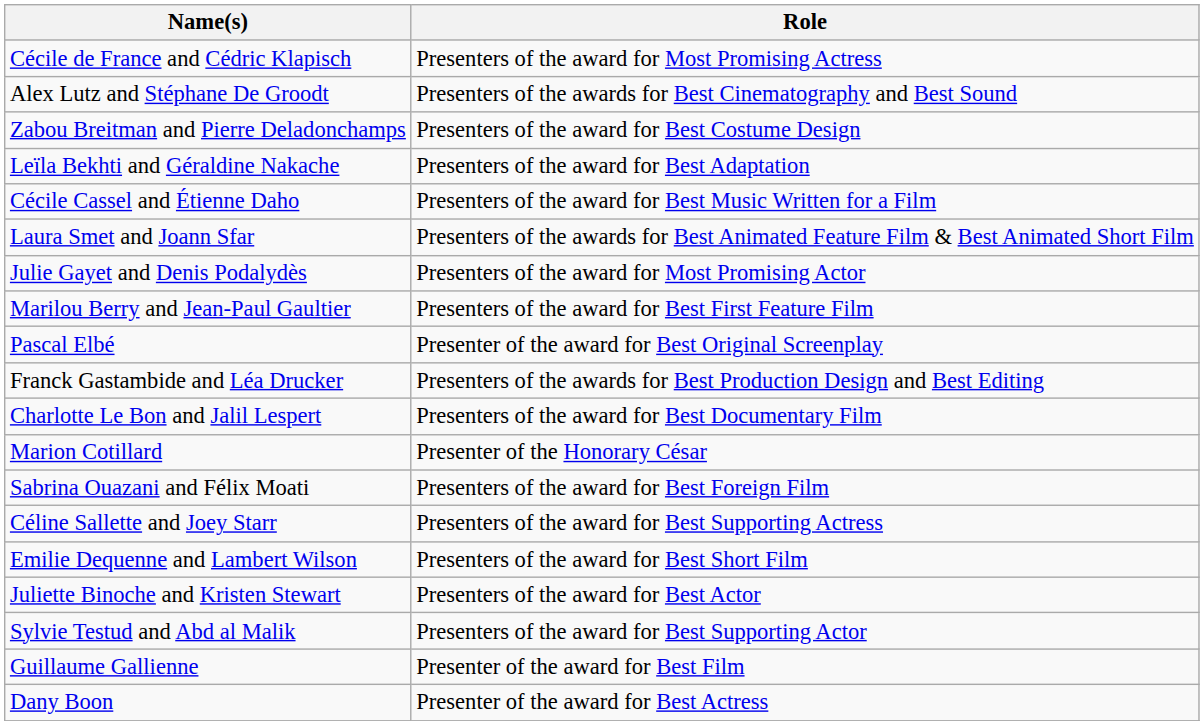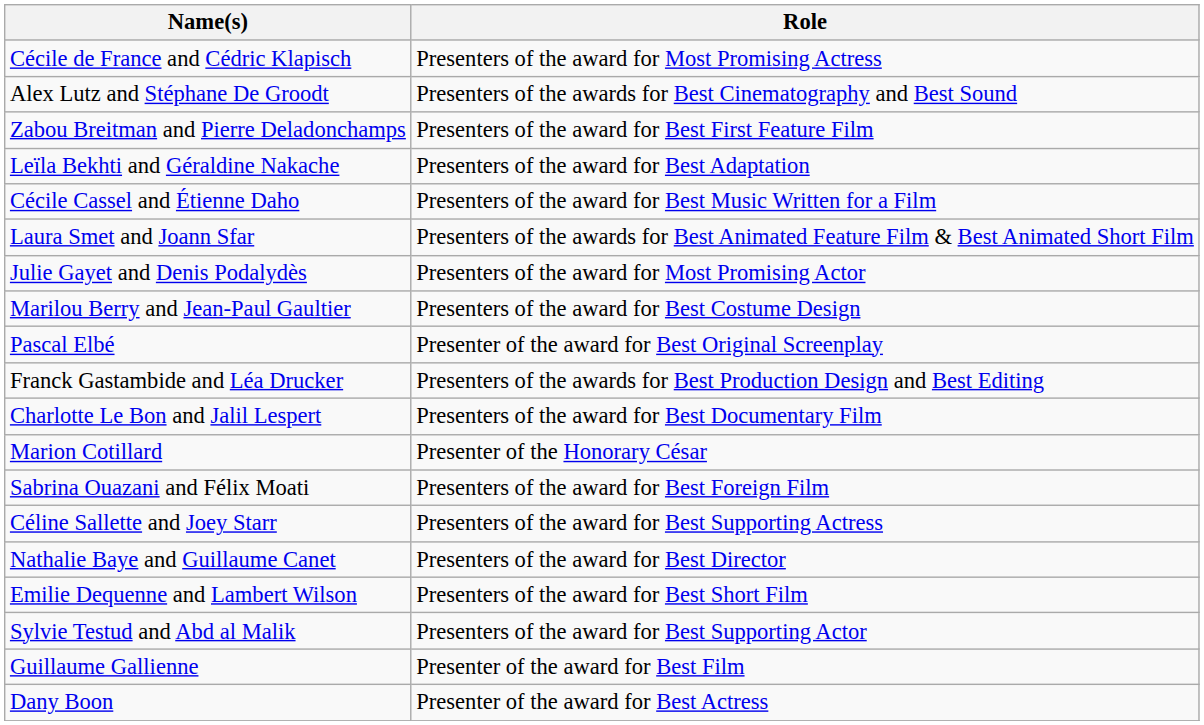(638, 129) Presenters of the award for Best Costume Design -> (645, 129) Presenters of the award for Best First Feature Film
(645, 308) Presenters of the award for Best First Feature Film -> (638, 308) Presenters of the award for Best Costume Design
+ row: (173, 559)
- row: (175, 594)
